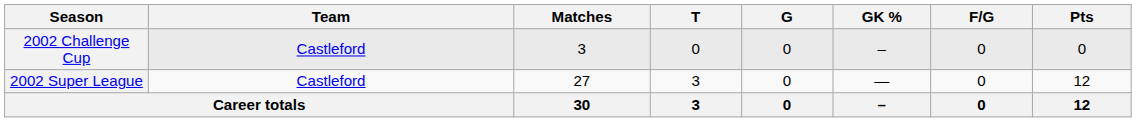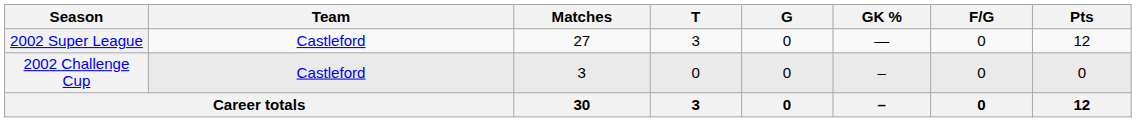rows swapped: (76, 81) <-> (76, 49)
